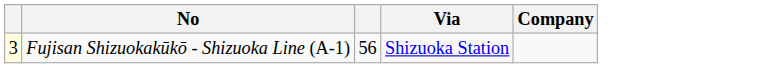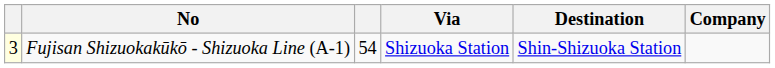+ column: (599, 18)
(368, 47) 56 -> (368, 47) 54
